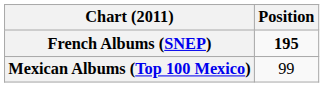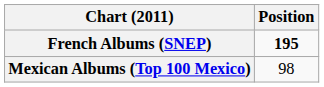(286, 69) 99 -> (286, 69) 98
